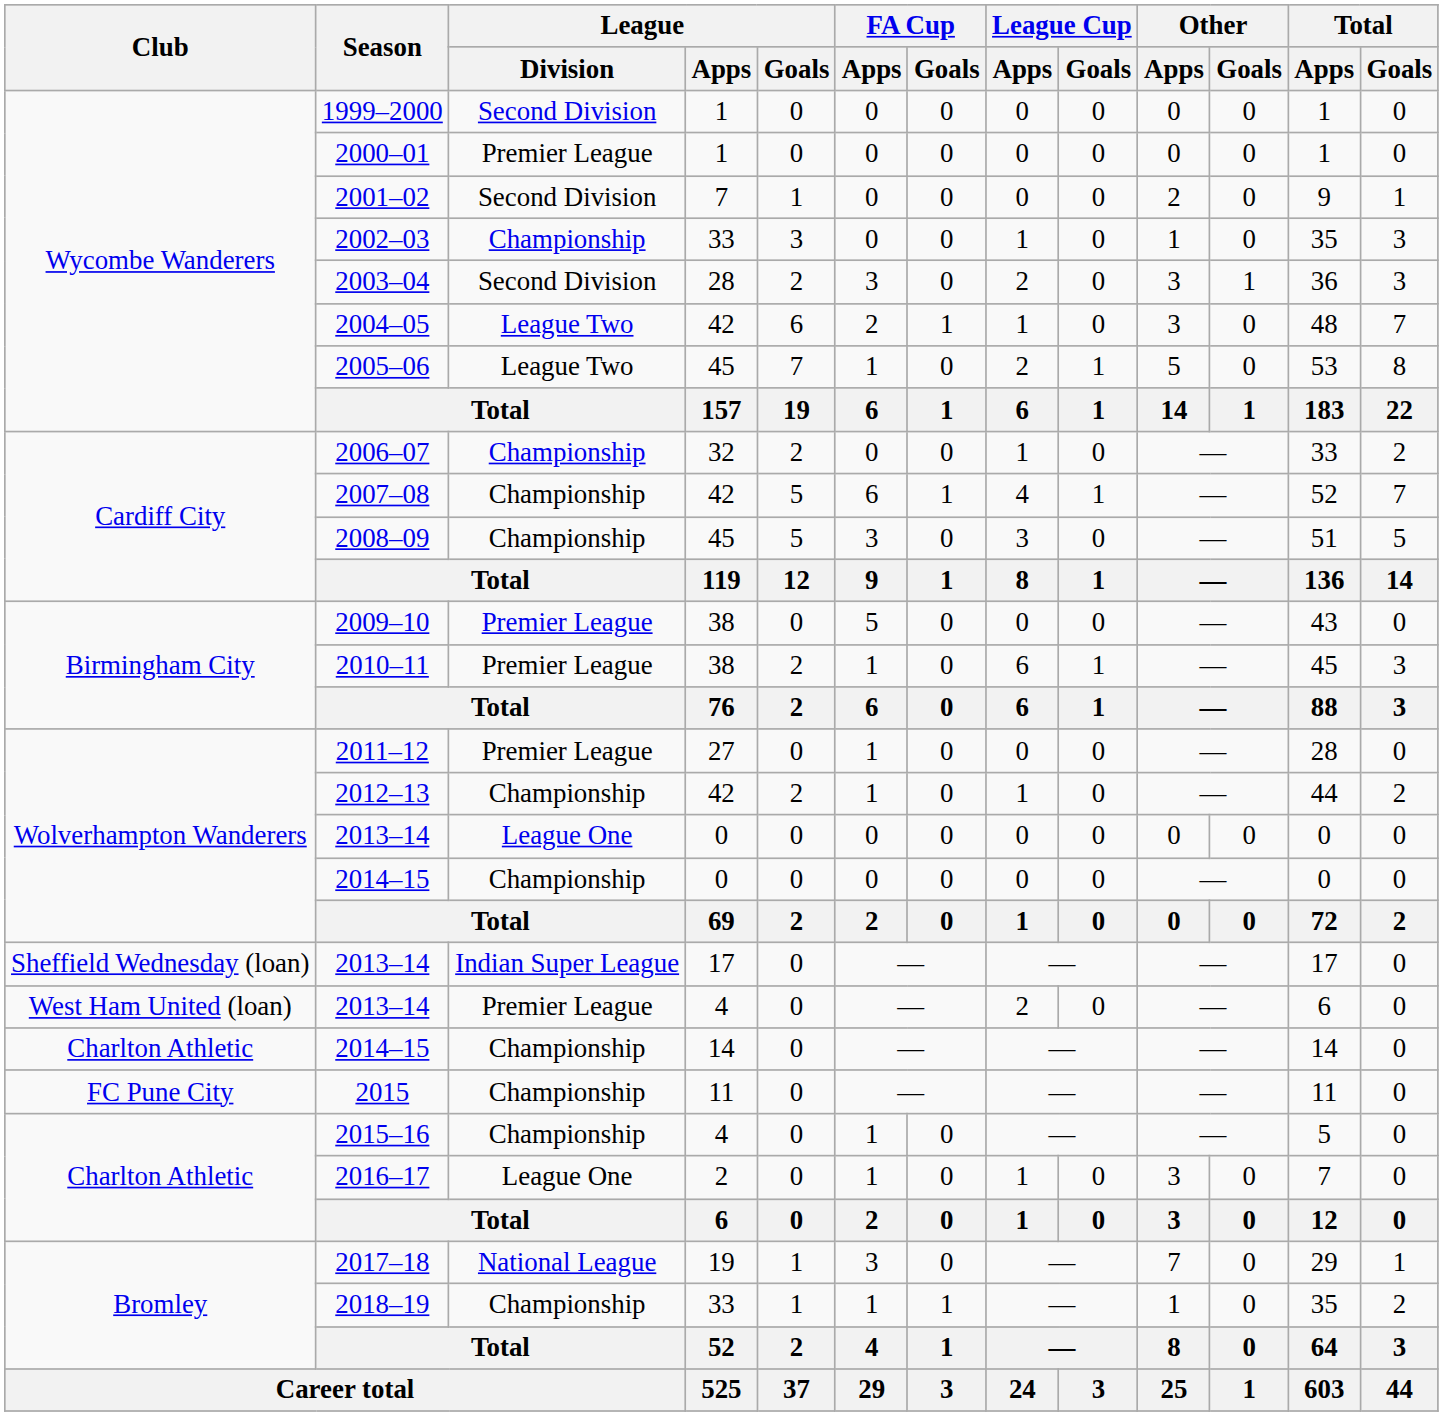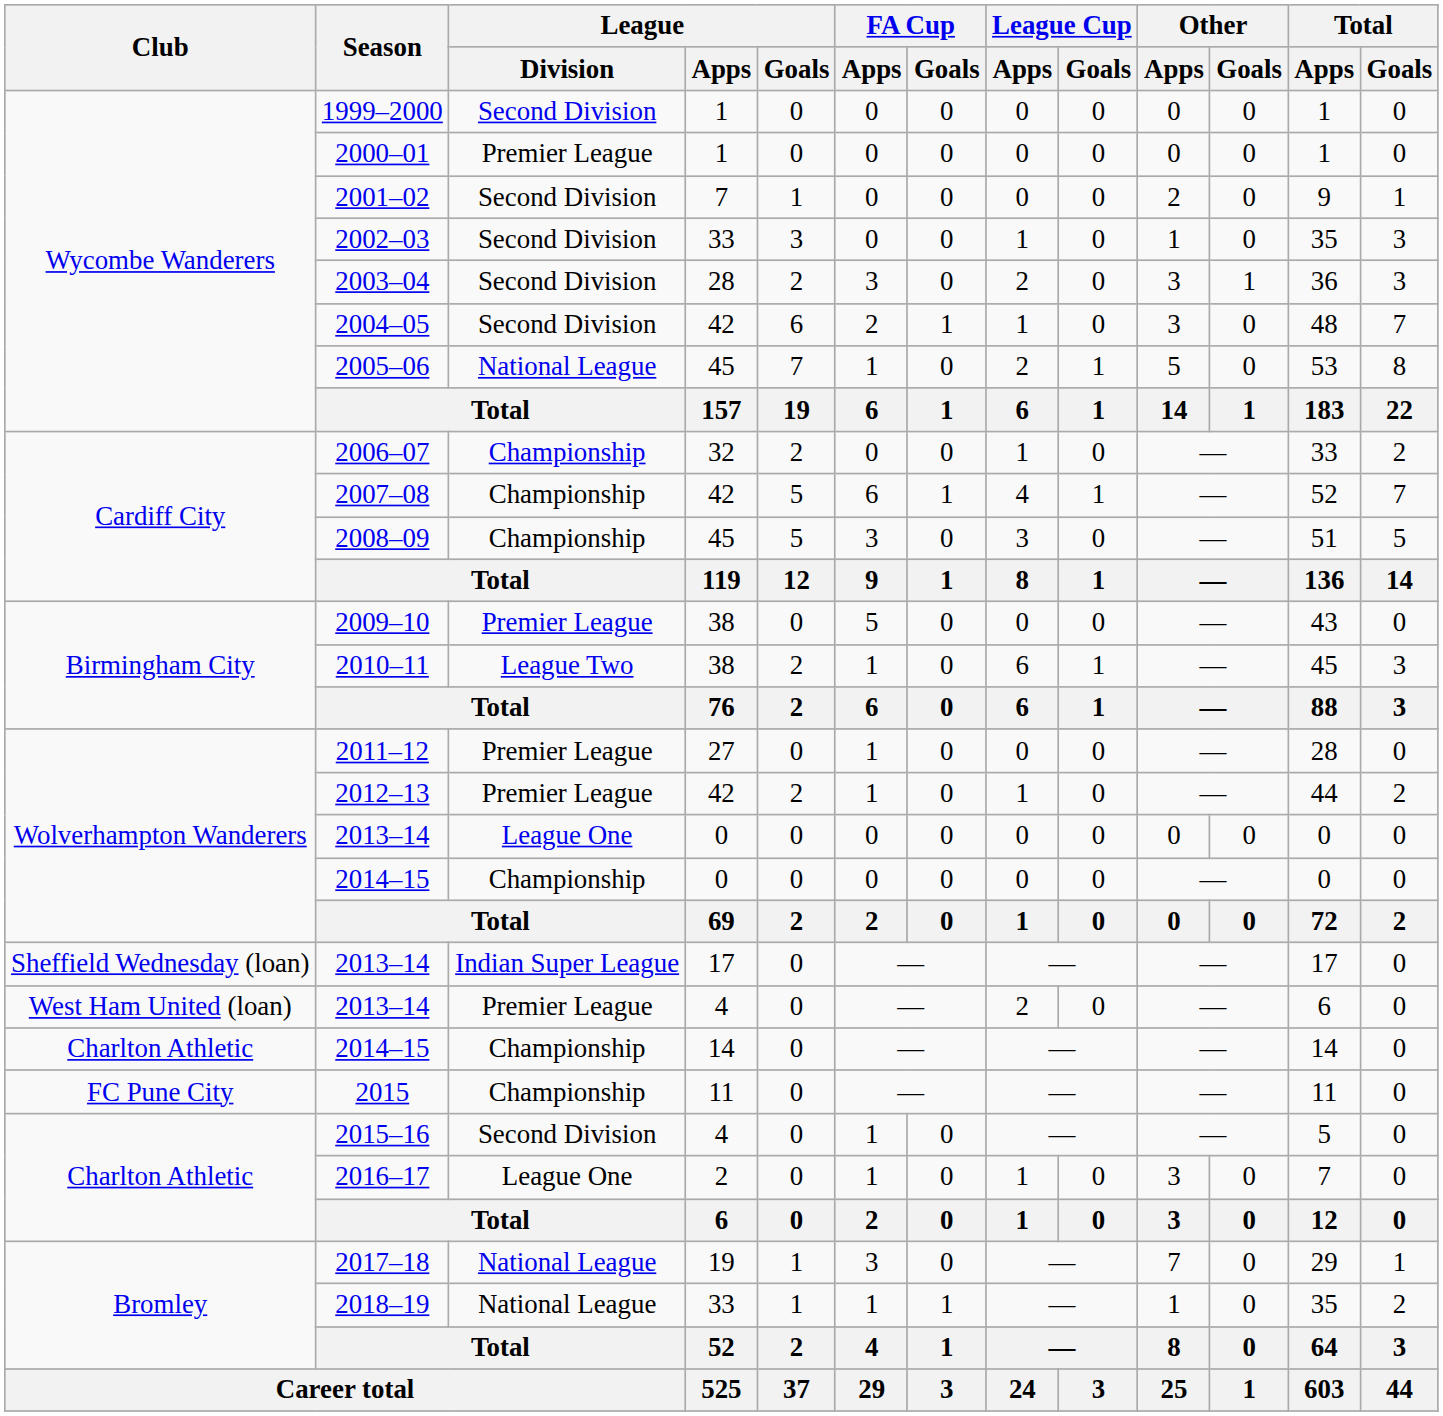(567, 238) Championship -> (567, 238) Second Division
(567, 324) League Two -> (567, 324) Second Division
(567, 366) League Two -> (567, 366) National League
(567, 665) Premier League -> (567, 665) League Two
(567, 793) Championship -> (567, 793) Premier League
(567, 1134) Championship -> (567, 1134) Second Division
(567, 1304) Championship -> (567, 1304) National League
